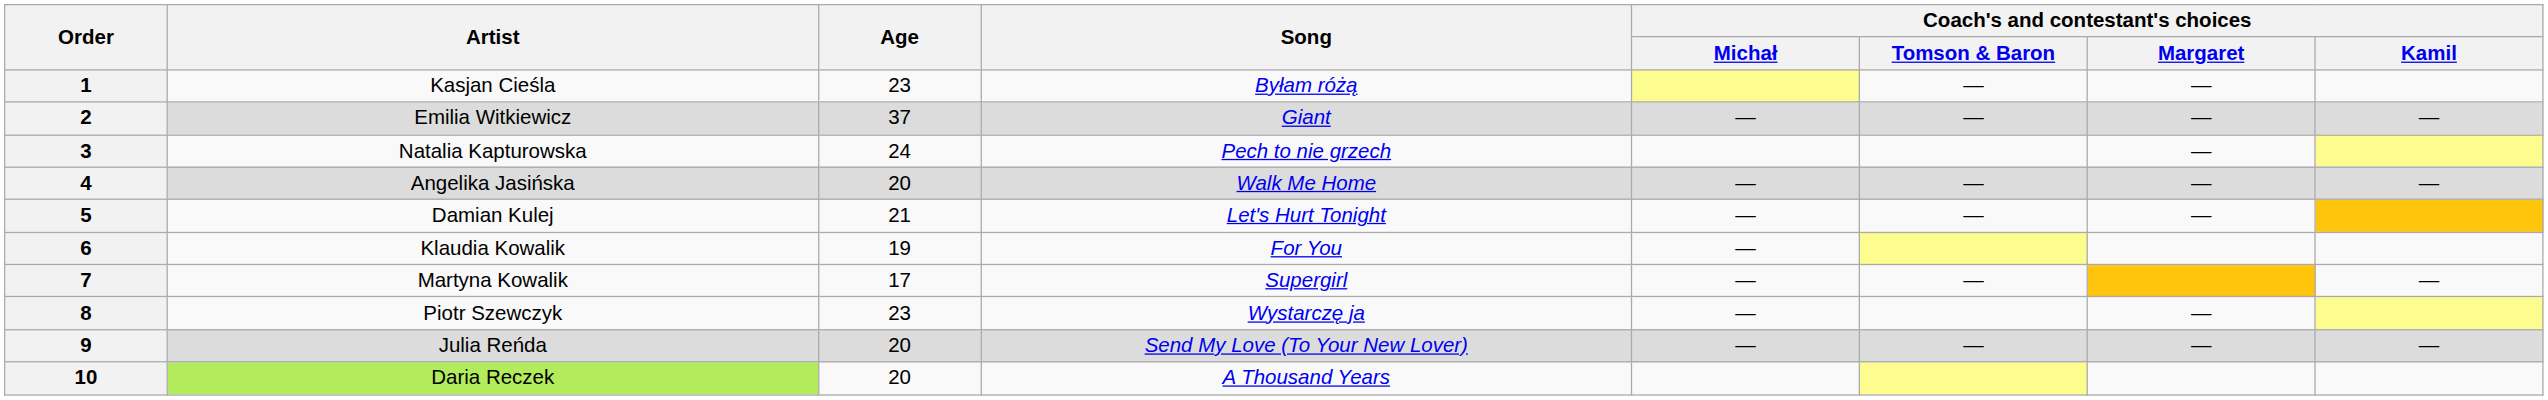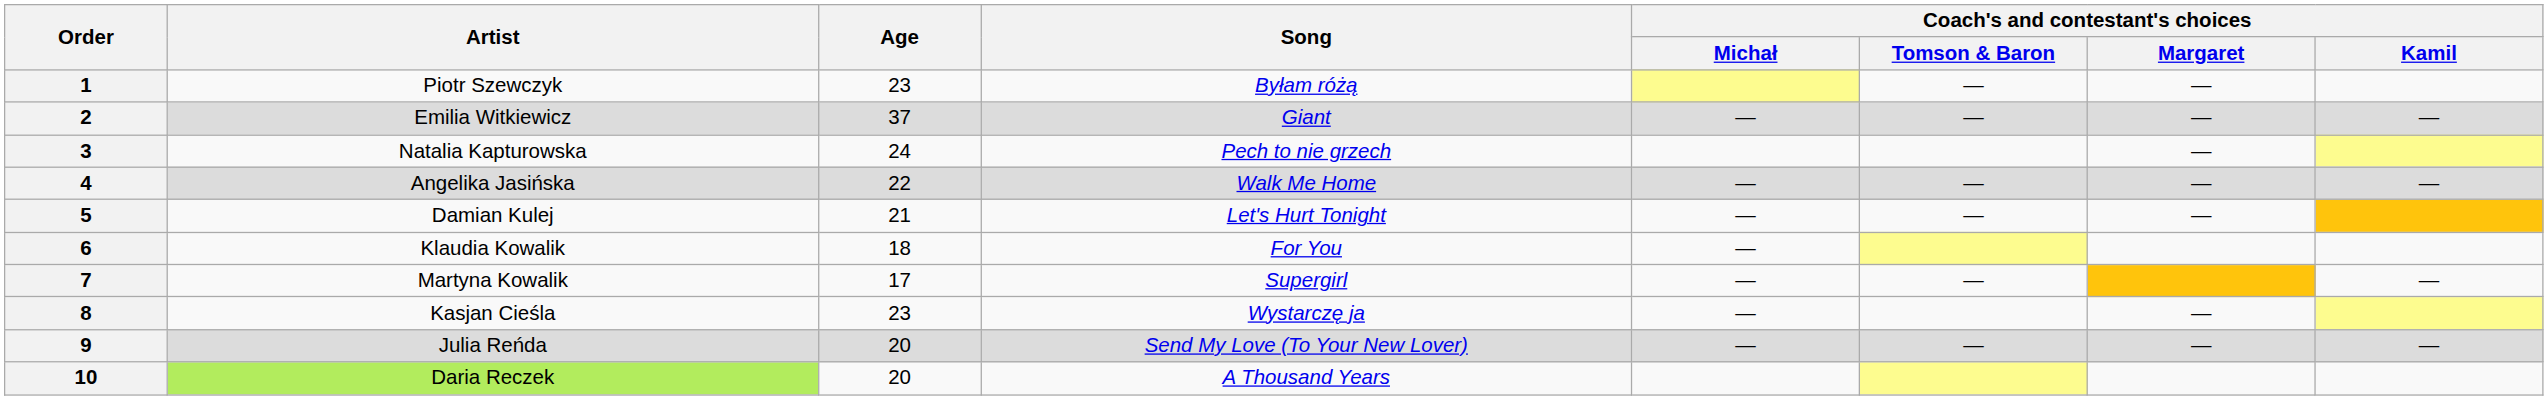(493, 85) Kasjan Cieśla -> (493, 85) Piotr Szewczyk
(900, 183) 20 -> (900, 183) 22
(900, 248) 19 -> (900, 248) 18
(493, 313) Piotr Szewczyk -> (493, 313) Kasjan Cieśla
